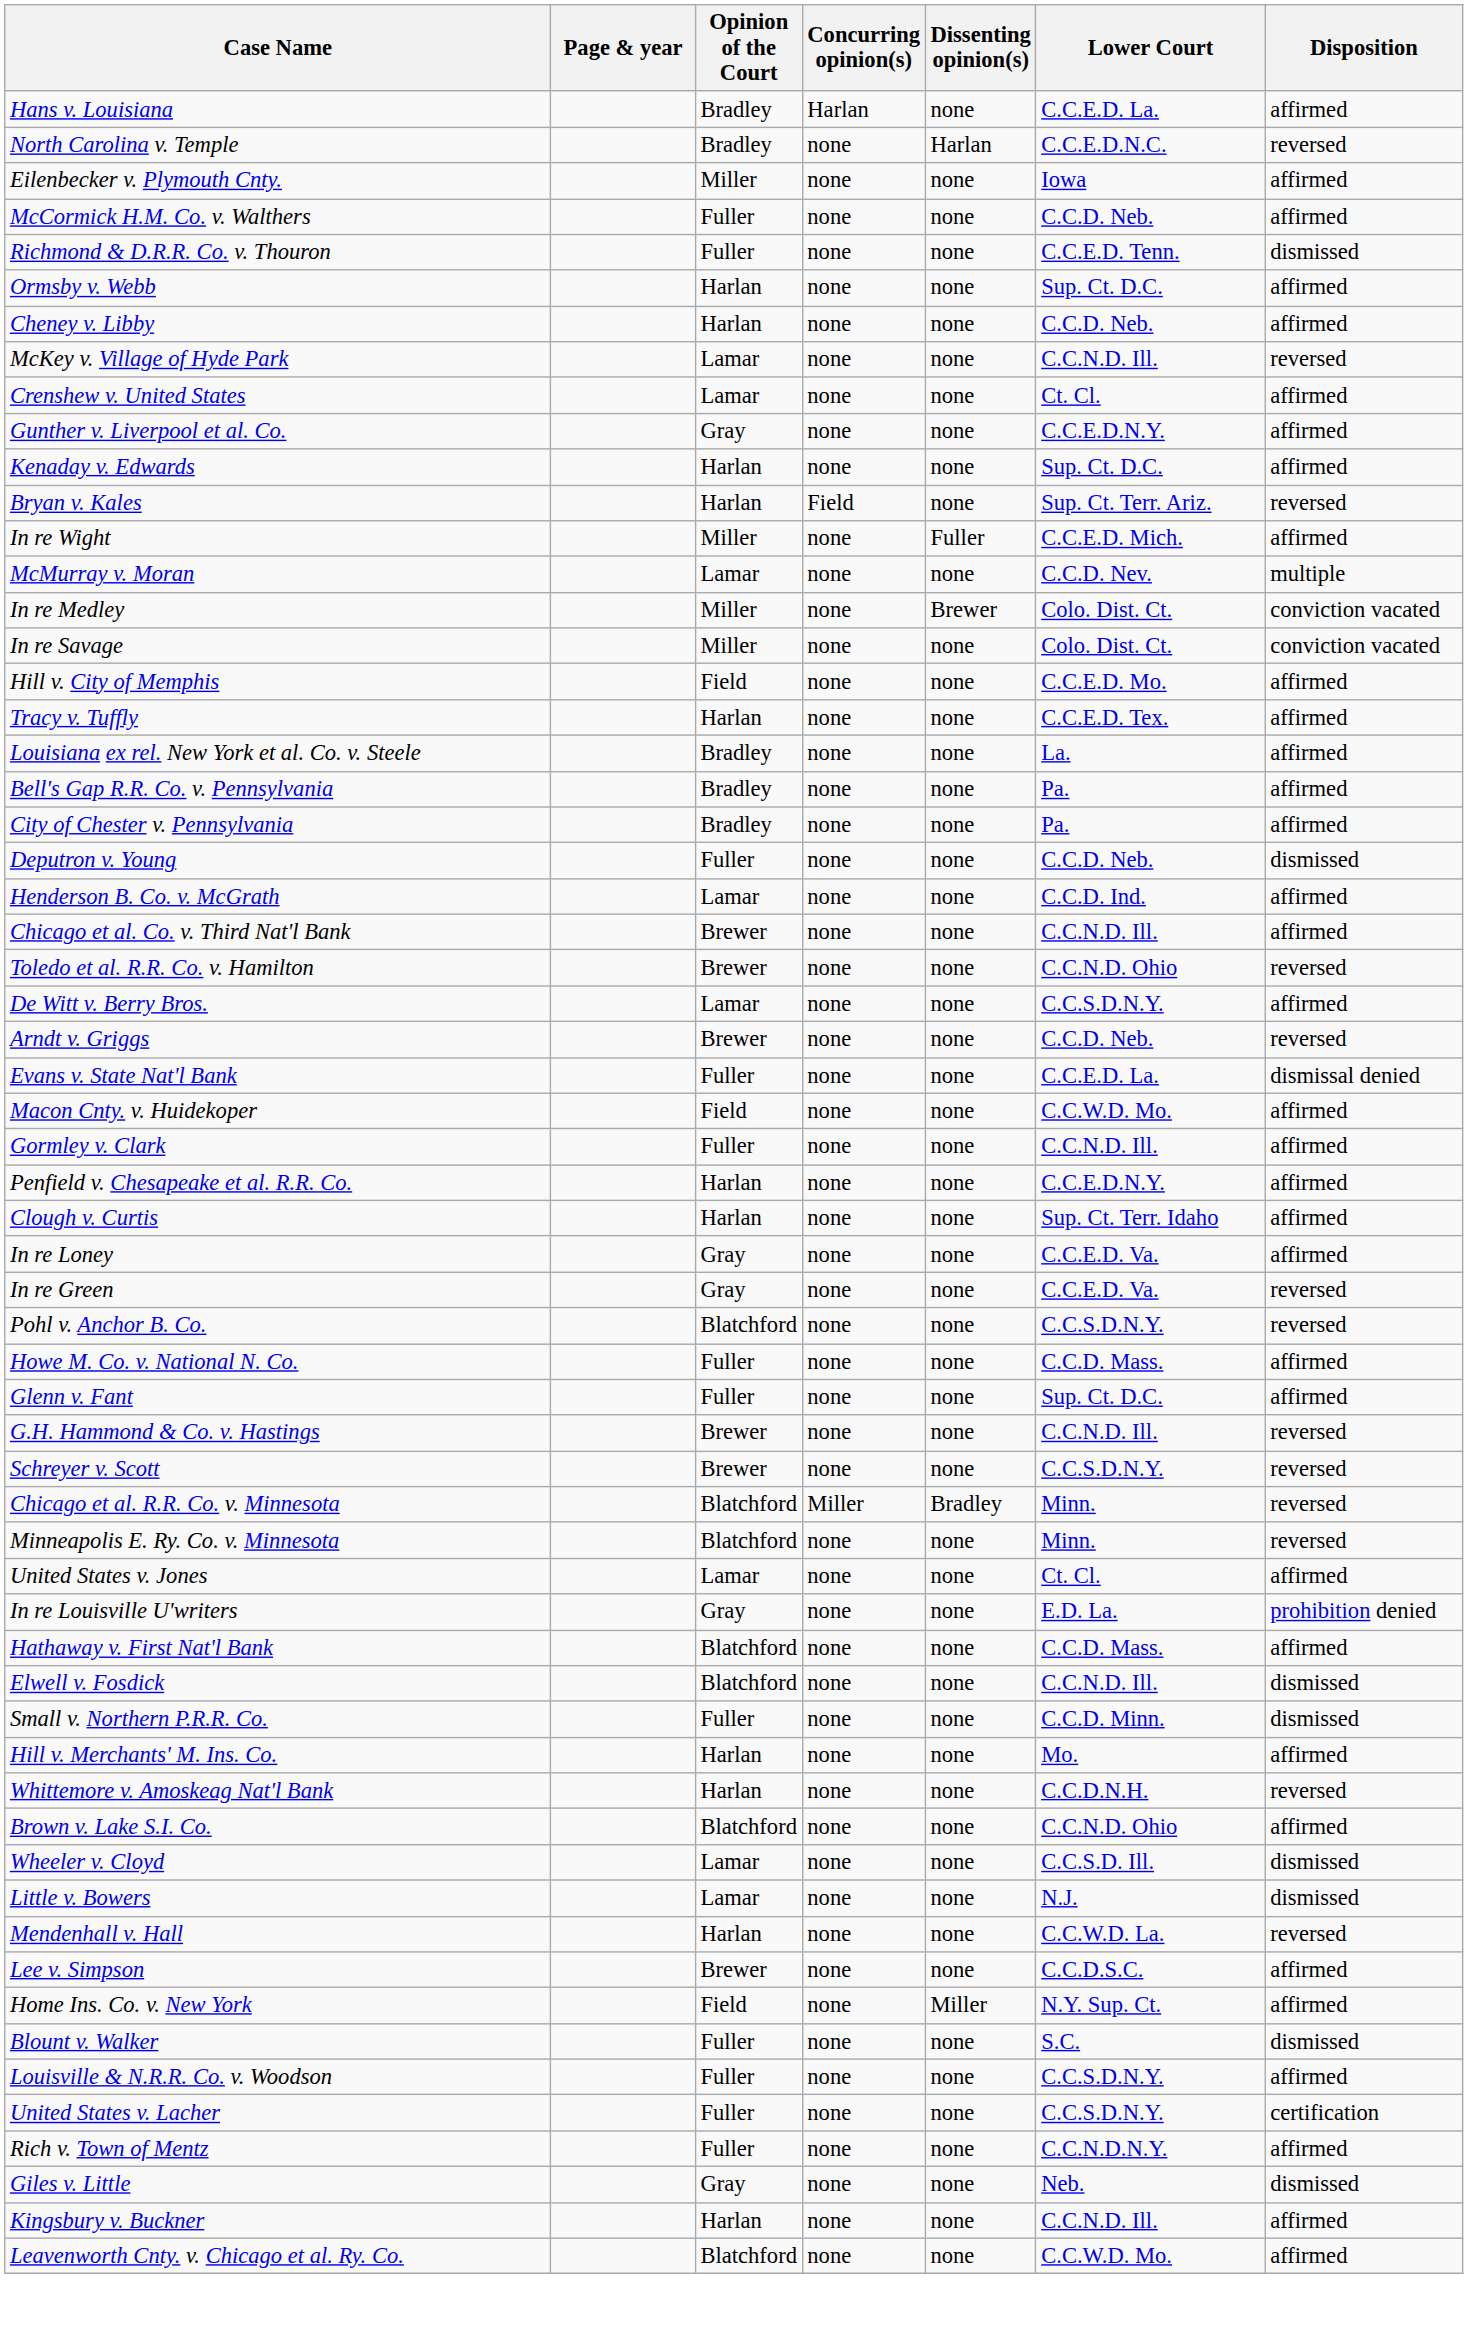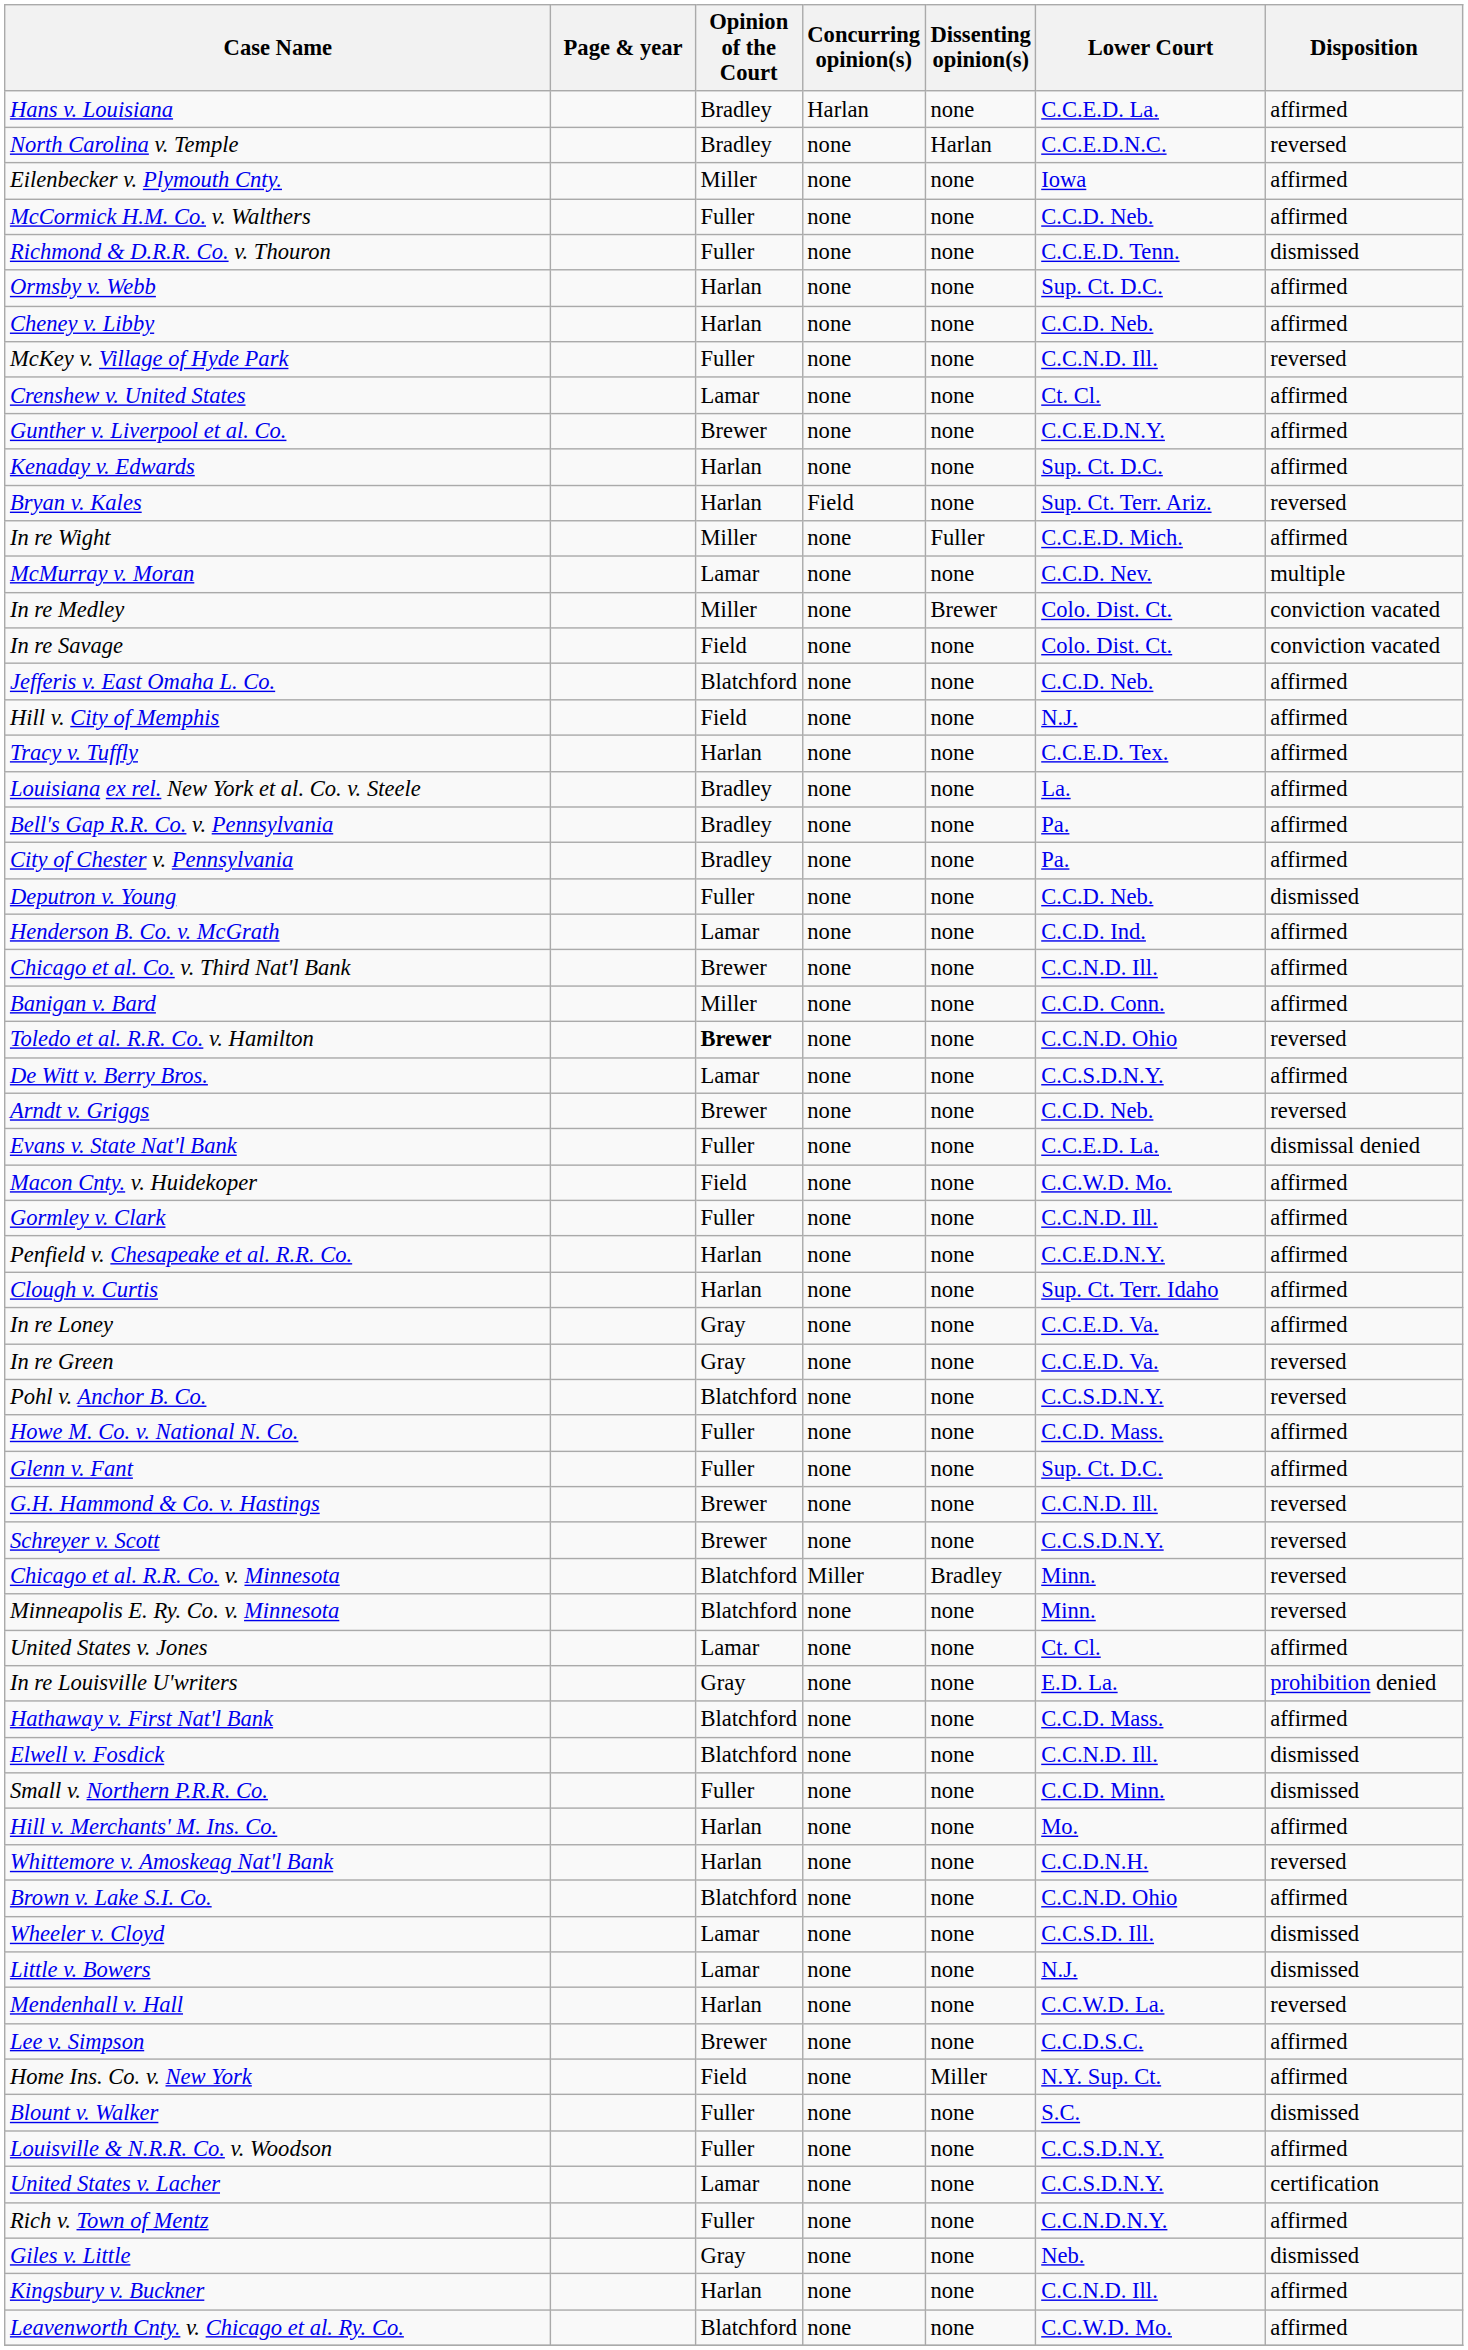(730, 359) Lamar -> (727, 359) Fuller
(723, 430) Gray -> (734, 430) Brewer
(729, 645) Miller -> (724, 645) Field
+ row: (143, 681)
(1104, 681) C.C.E.D. Mo. -> (1059, 717) N.J.
+ row: (83, 1003)
(734, 967) normal -> (736, 1039) bold
(727, 2112) Fuller -> (730, 2184) Lamar
